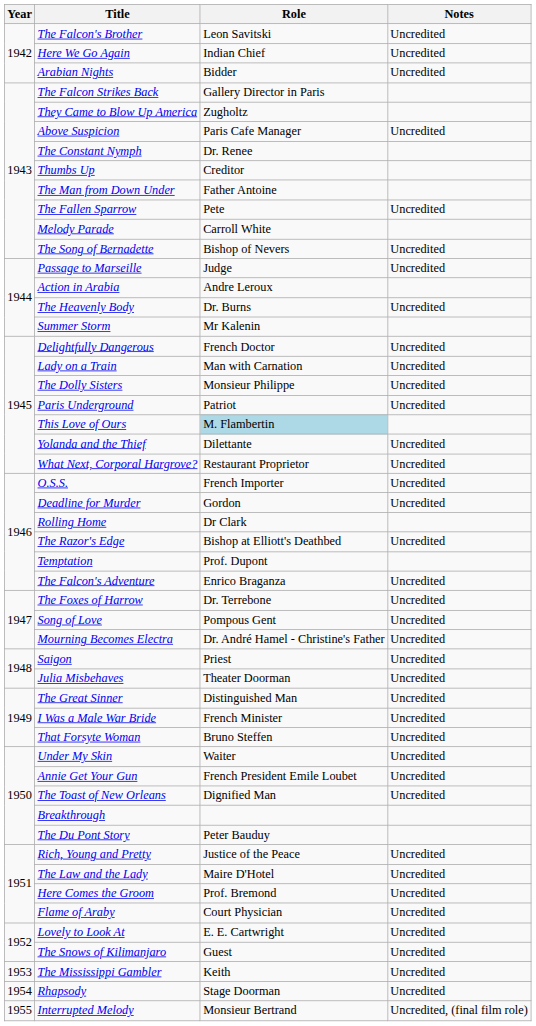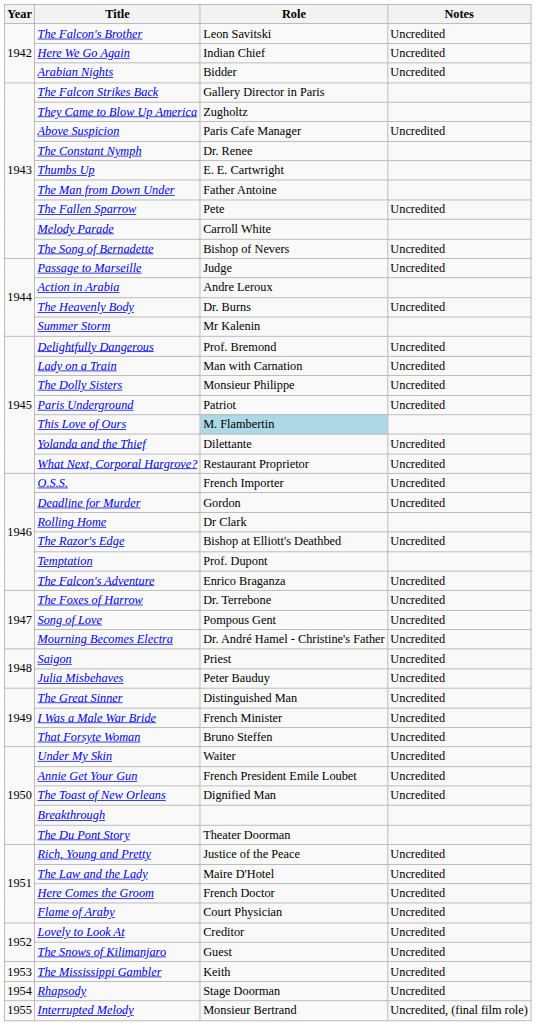(224, 170) Creditor -> (244, 170) E. E. Cartwright
(239, 346) French Doctor -> (240, 346) Prof. Bremond
(247, 678) Theater Doorman -> (237, 678) Peter Bauduy
(237, 834) Peter Bauduy -> (247, 834) Theater Doorman
(240, 893) Prof. Bremond -> (239, 893) French Doctor
(244, 932) E. E. Cartwright -> (224, 932) Creditor
